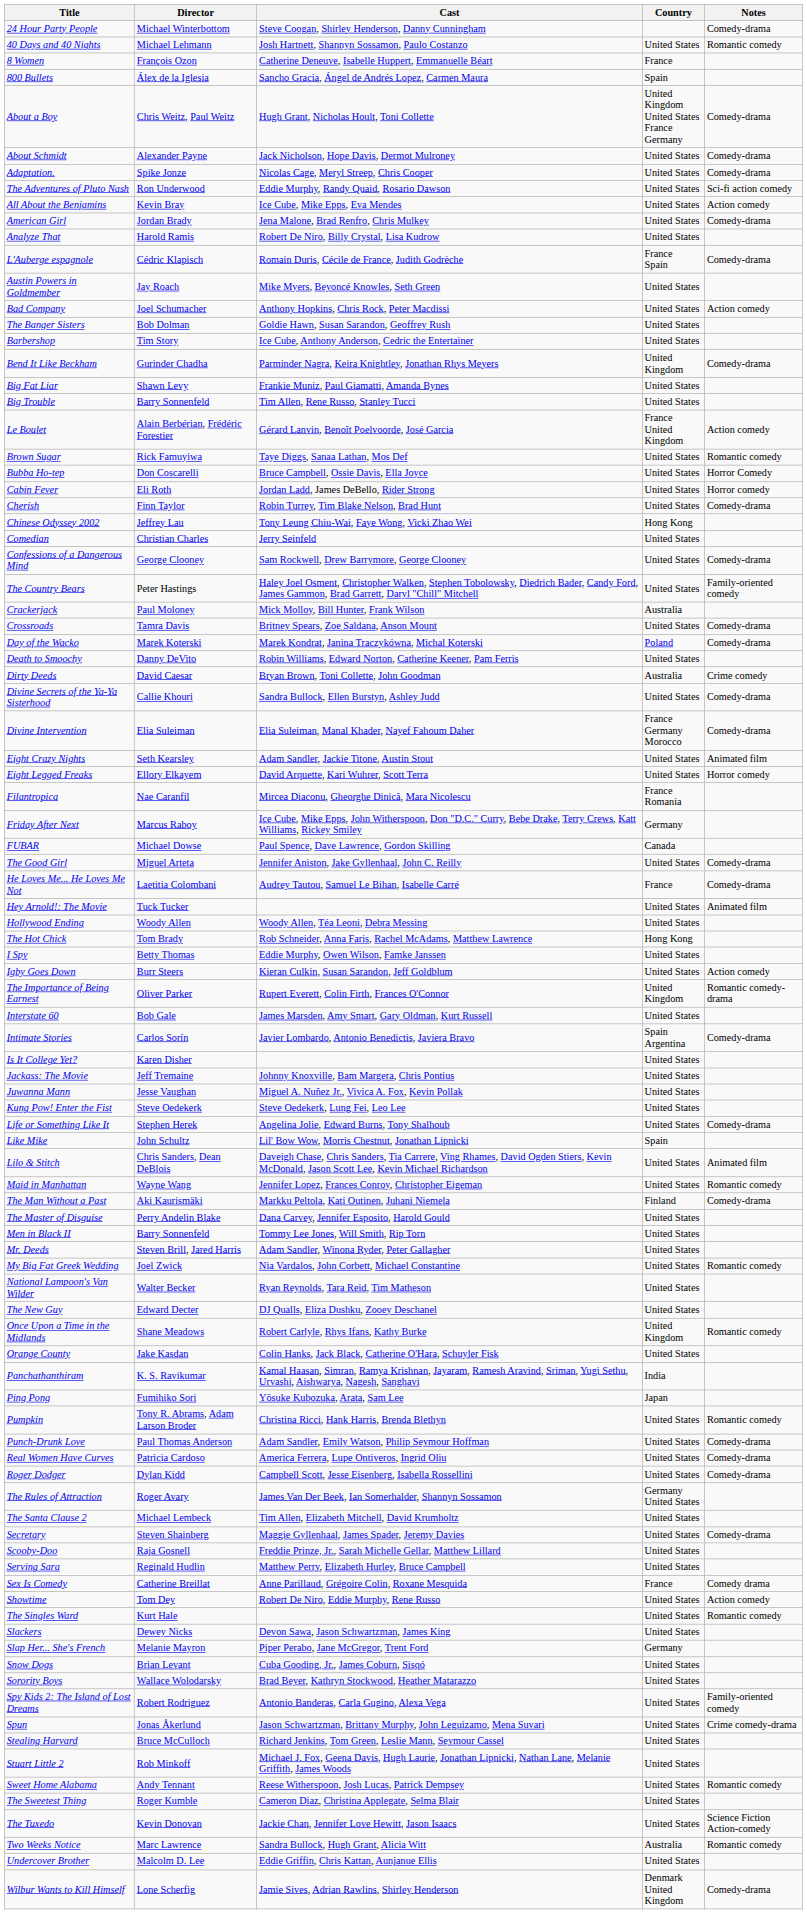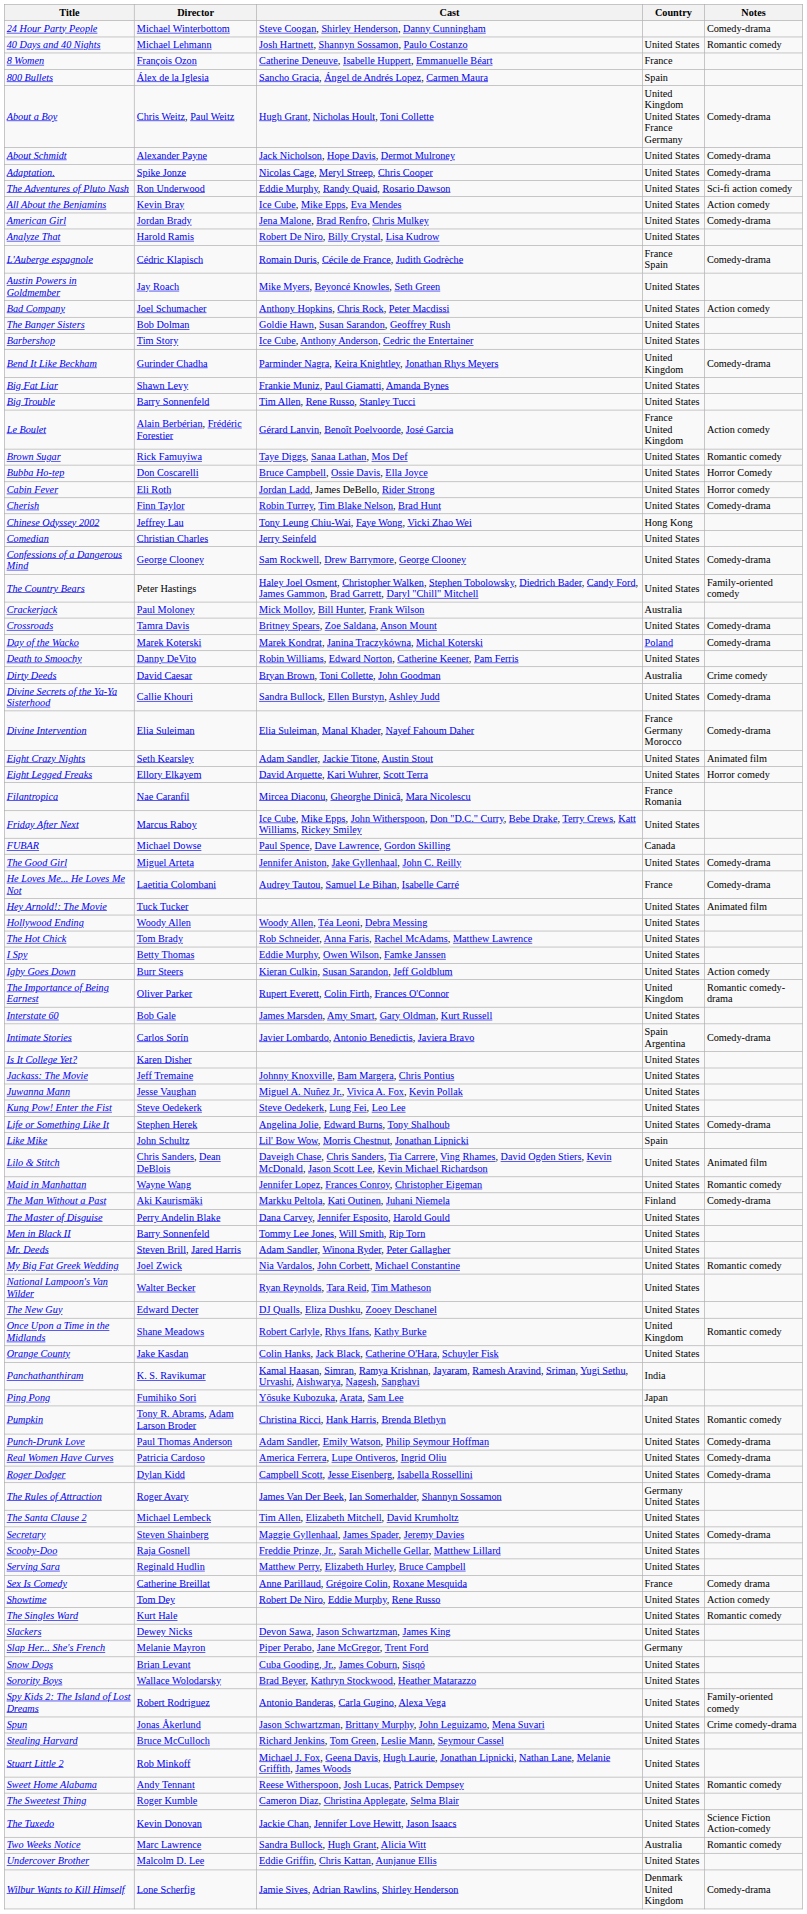(664, 824) Germany -> (672, 824) United States
(669, 939) Hong Kong -> (672, 939) United States
